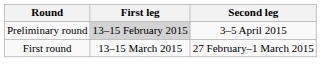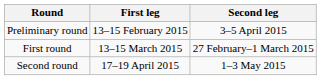(140, 30) lightgrey background -> (140, 30) no background
+ row: (47, 65)
